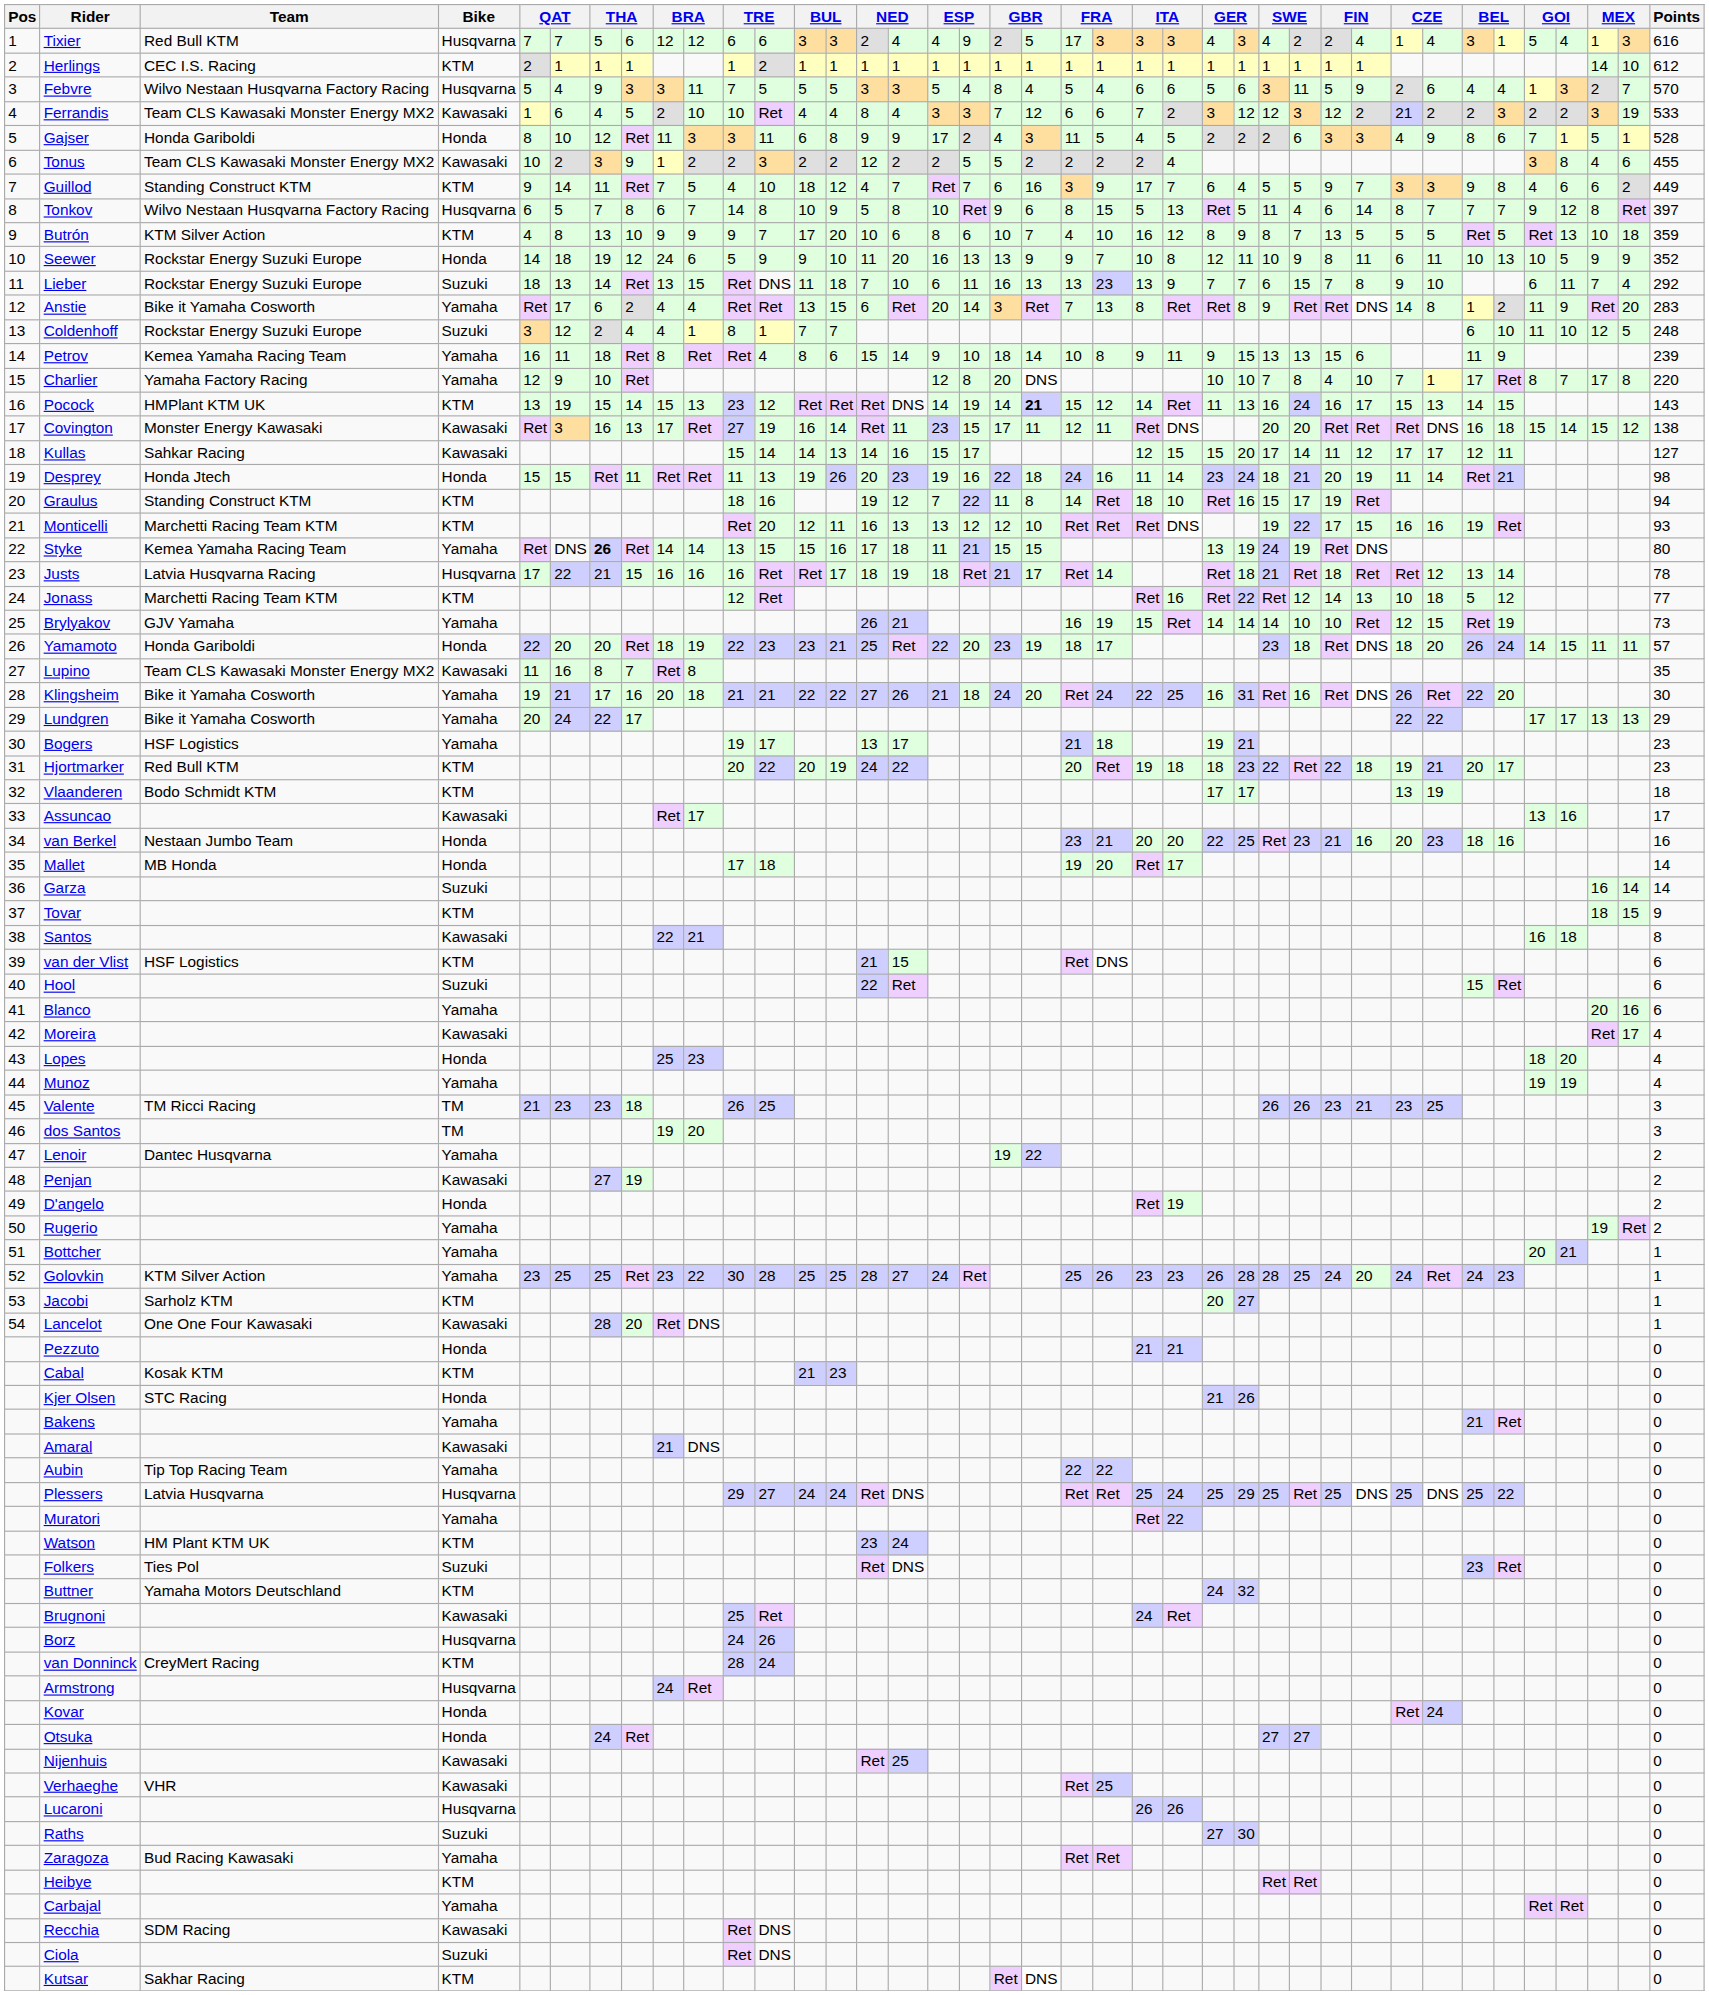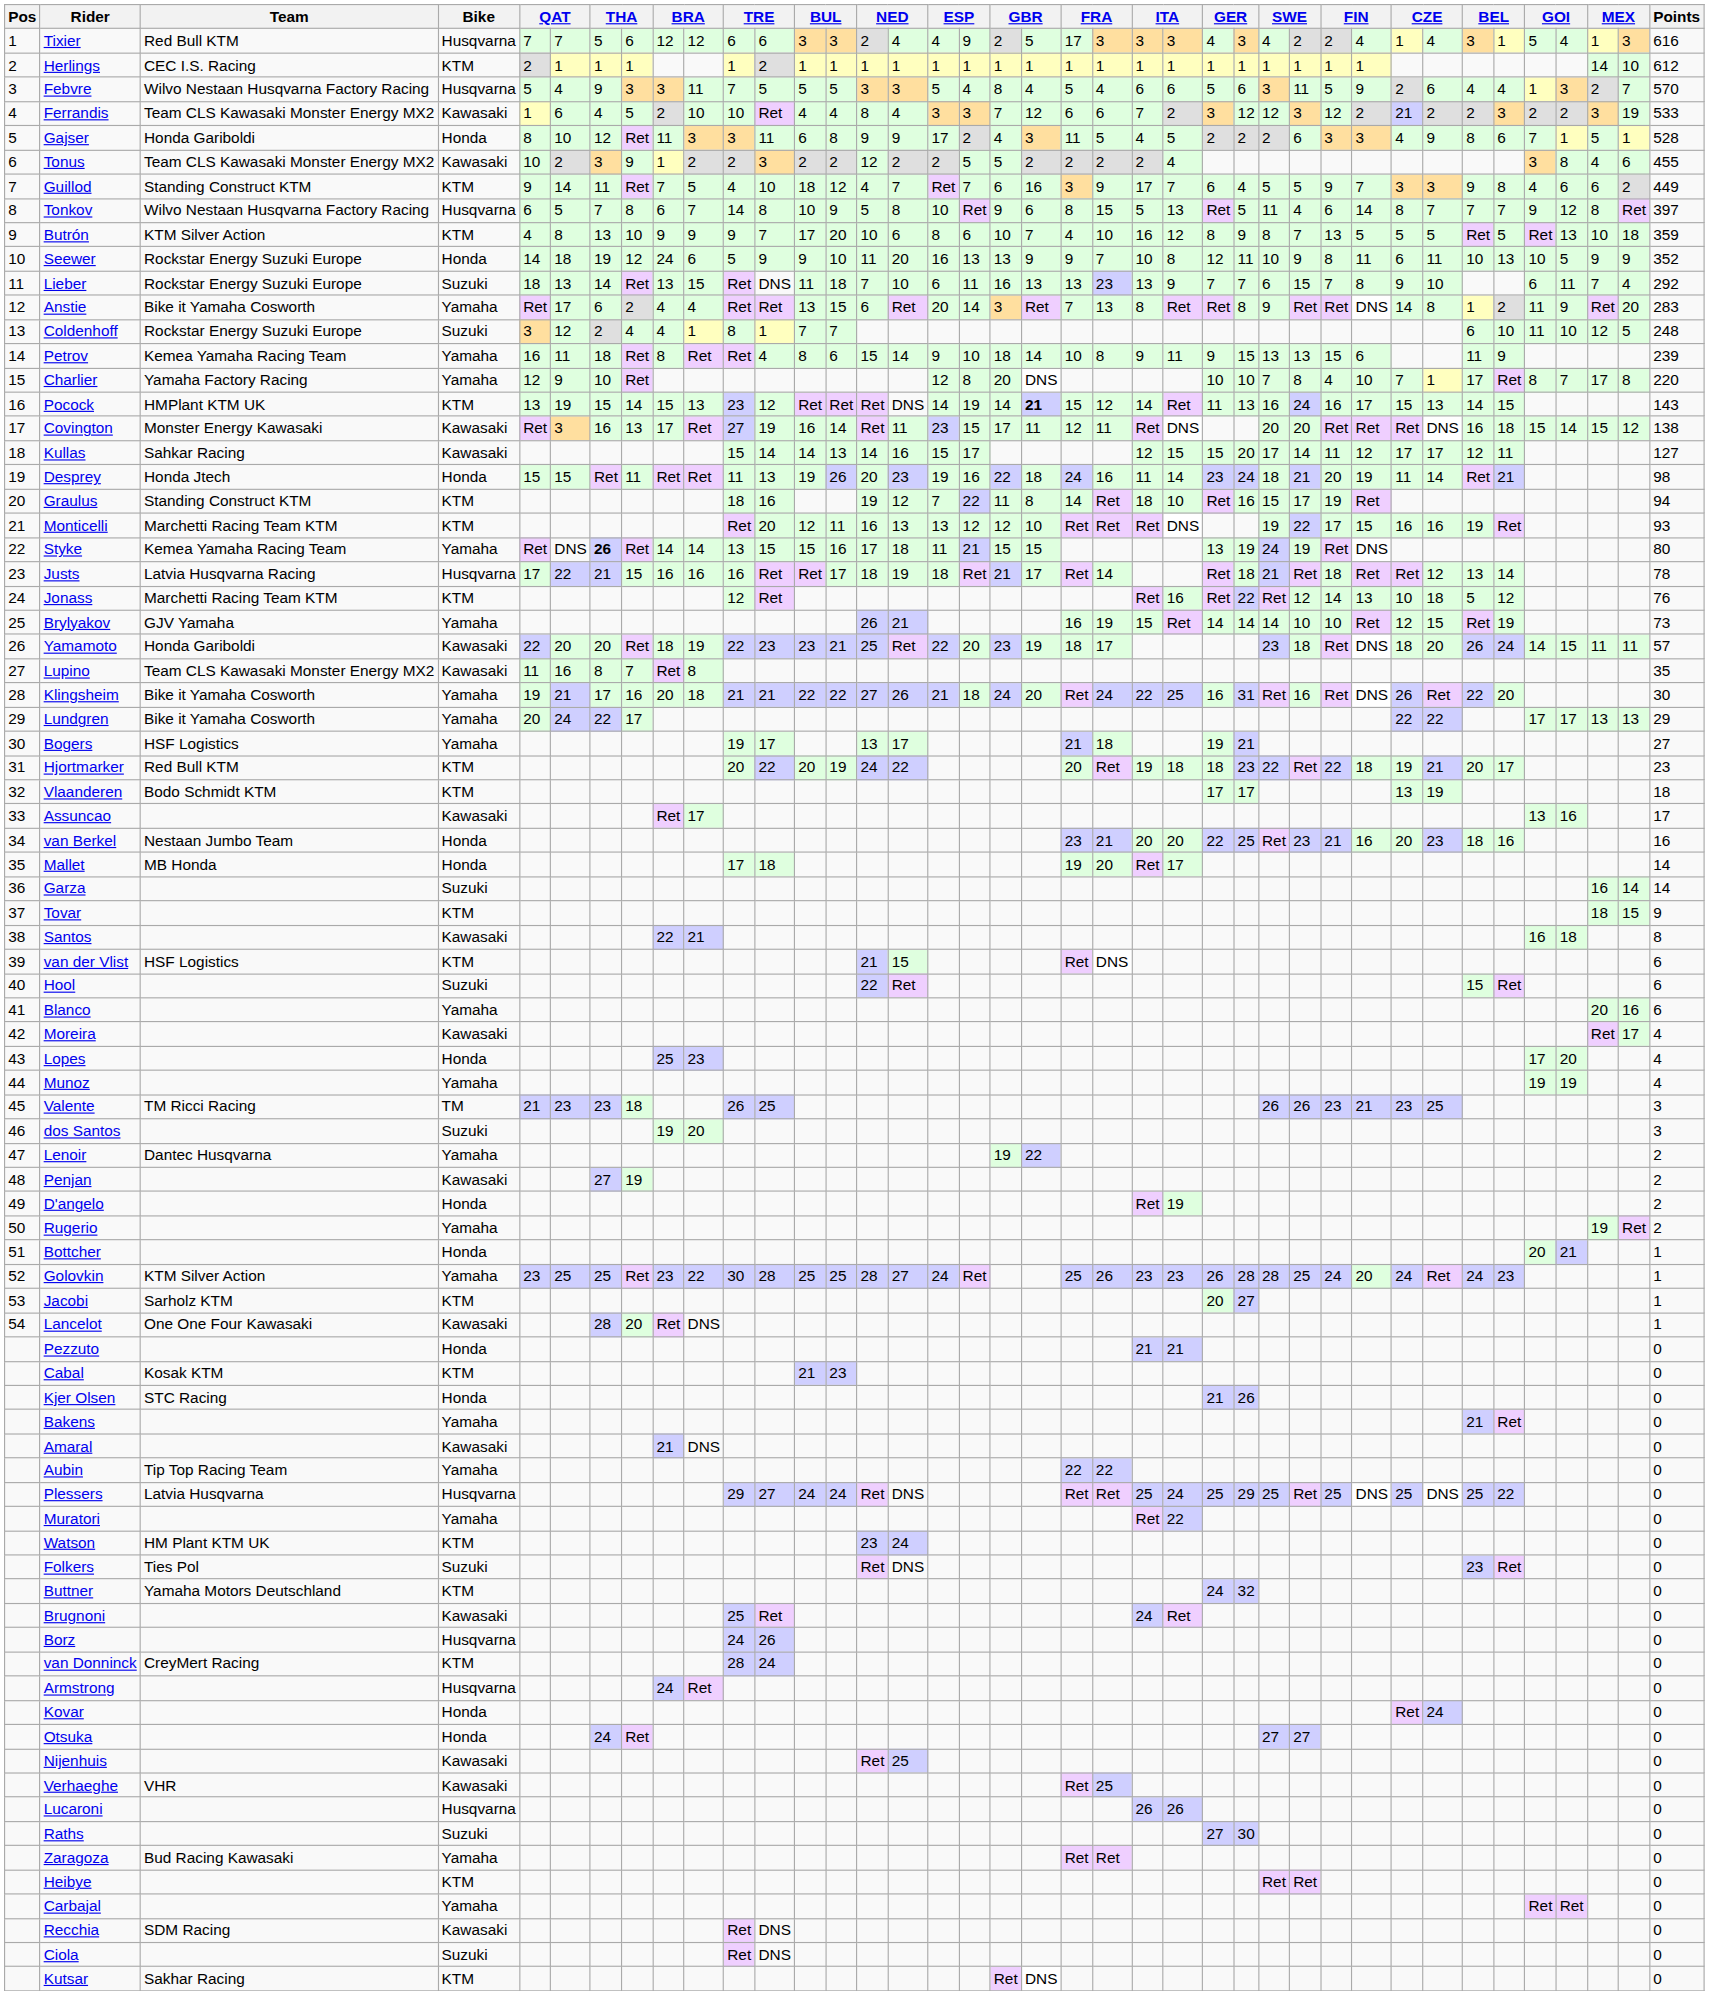(1662, 598) 77 -> (1662, 598) 76
(464, 646) Honda -> (474, 646) Kawasaki
(1662, 743) 23 -> (1662, 743) 27
(1537, 1058) 18 -> (1537, 1058) 17
(453, 1131) TM -> (465, 1131) Suzuki
(470, 1252) Yamaha -> (464, 1252) Honda
